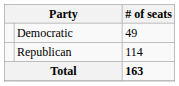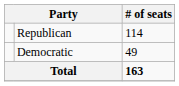rows swapped: (44, 52) <-> (45, 33)
